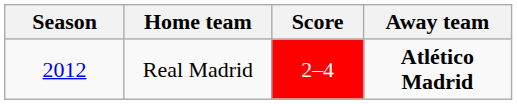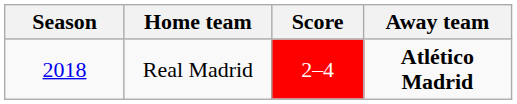(65, 68) 2012 -> (65, 68) 2018
